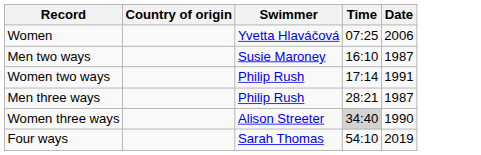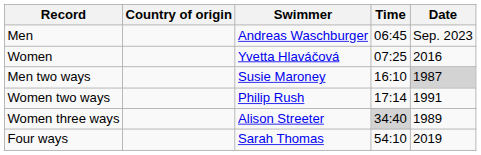+ row: (20, 35)
(399, 35) 2006 -> (428, 56) 2016
(399, 56) no background -> (428, 77) lightgrey background
- row: (54, 98)
(399, 118) 1990 -> (428, 118) 1989
